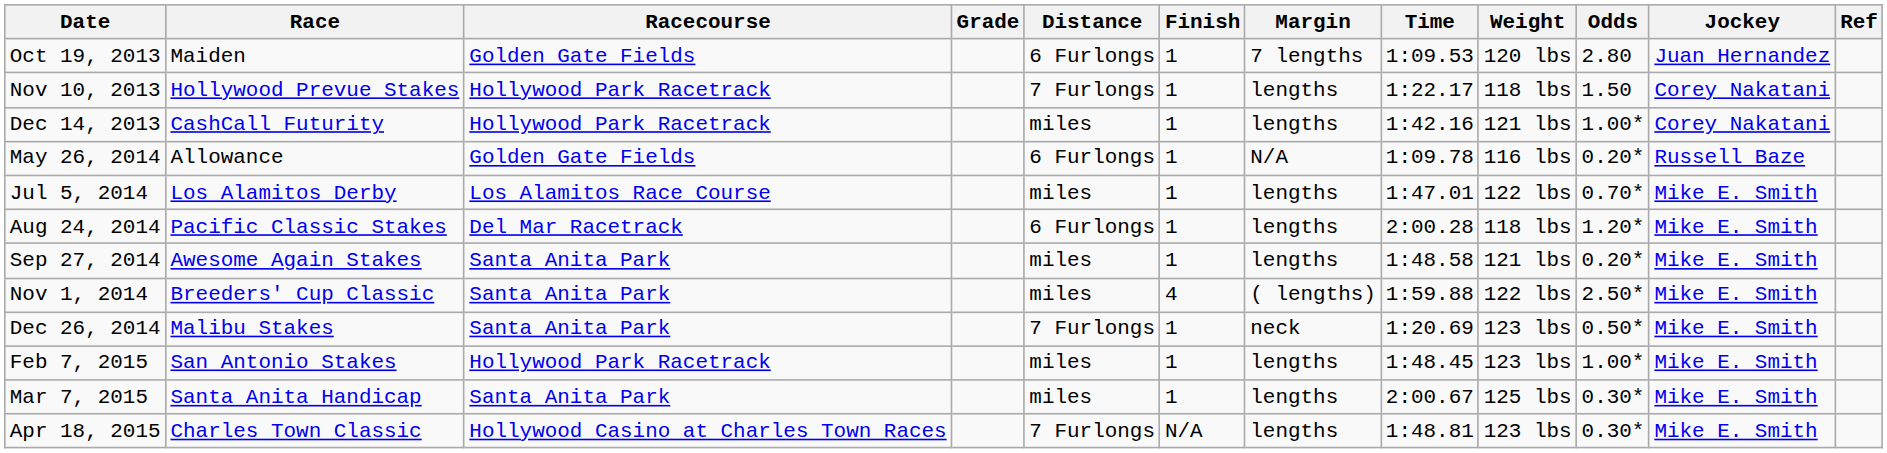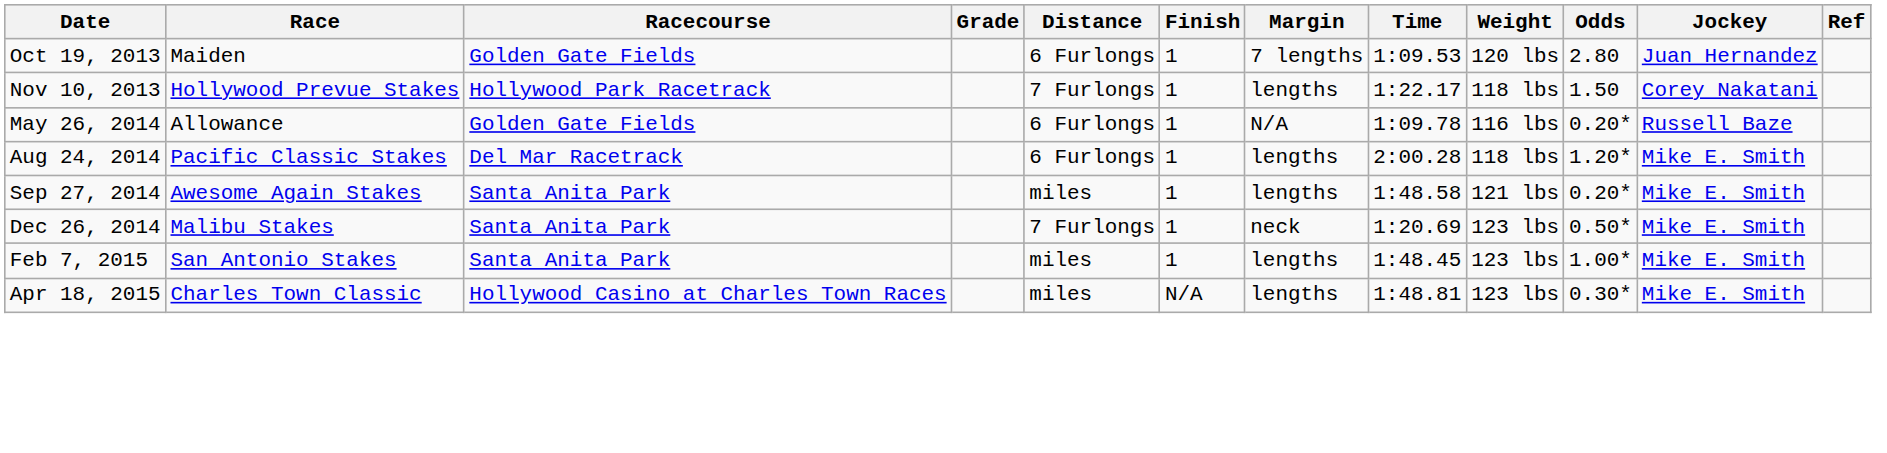- row: (85, 124)
- row: (79, 192)
- row: (79, 295)
(620, 363) Hollywood Park Racetrack -> (570, 261) Santa Anita Park
- row: (79, 397)
(1092, 431) 7 Furlongs -> (1061, 295) miles
